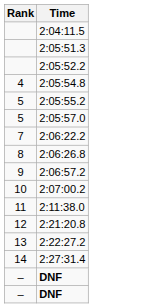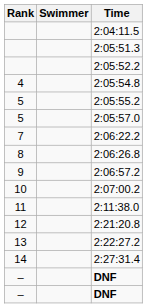+ column: (64, 13)
